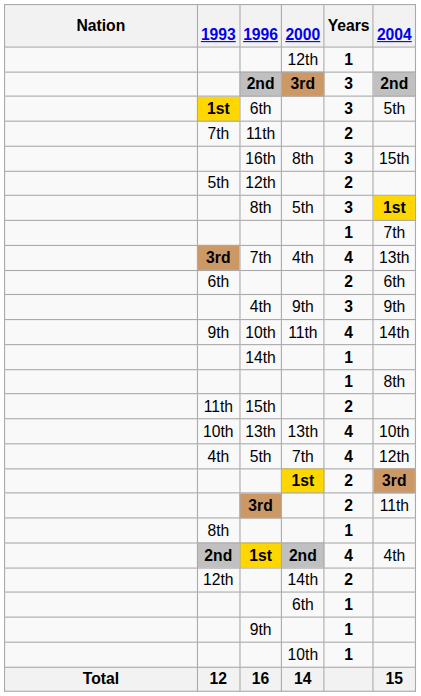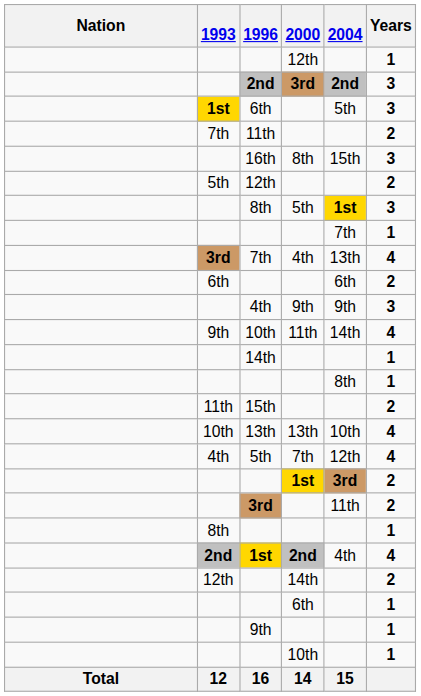columns swapped: (394, 35) <-> (349, 26)
